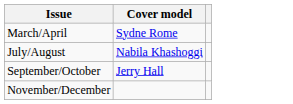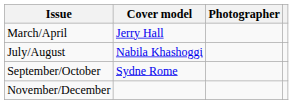+ column: (244, 14)
(147, 33) Sydne Rome -> (140, 33) Jerry Hall
(140, 71) Jerry Hall -> (147, 71) Sydne Rome
